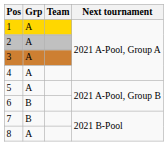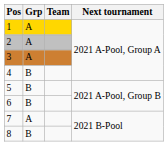(29, 73) A -> (29, 73) B
(29, 88) A -> (29, 88) B
(29, 118) B -> (29, 118) A
(29, 133) A -> (29, 133) B
